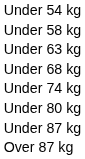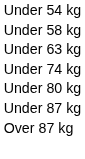- row: (42, 69)
